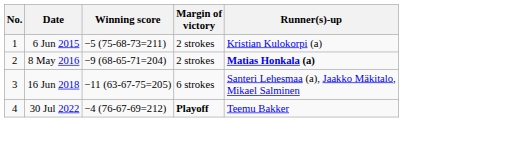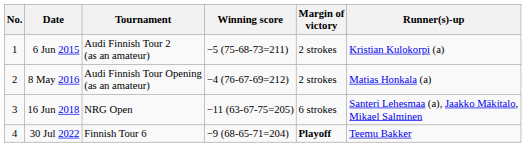+ column: (143, 19)
(125, 61) −9 (68-65-71=204) -> (248, 80) −4 (76-67-69=212)
(271, 61) bold -> (390, 80) normal
(125, 108) −4 (76-67-69=212) -> (248, 134) −9 (68-65-71=204)
